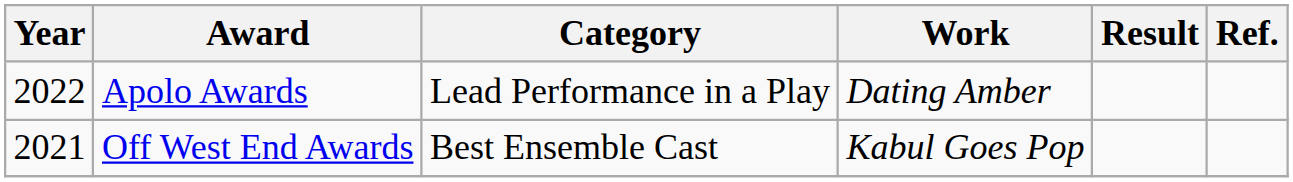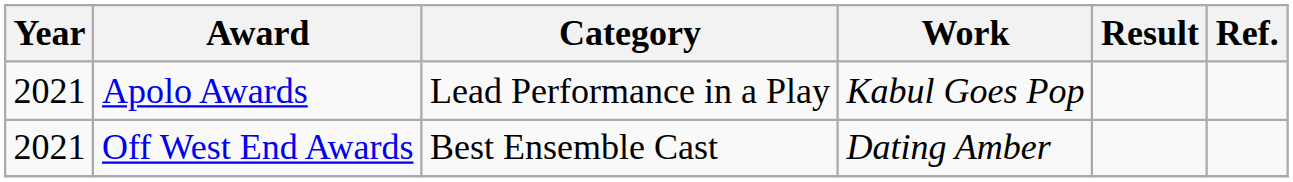(49, 90) 2022 -> (49, 90) 2021
(949, 90) Dating Amber -> (965, 90) Kabul Goes Pop
(965, 147) Kabul Goes Pop -> (949, 147) Dating Amber
